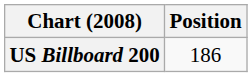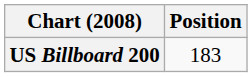(205, 54) 186 -> (205, 54) 183
